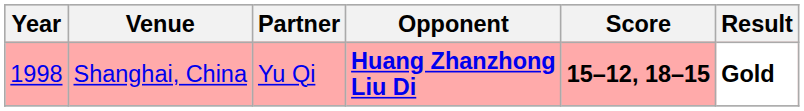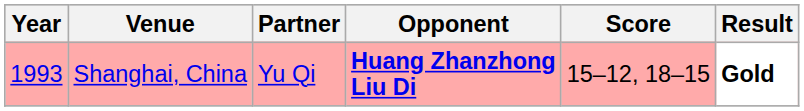(36, 74) 1998 -> (36, 74) 1993
(638, 74) bold -> (638, 74) normal
